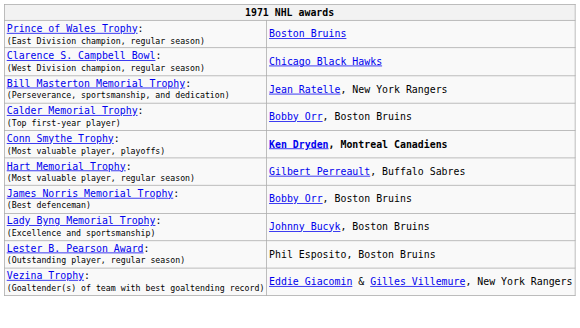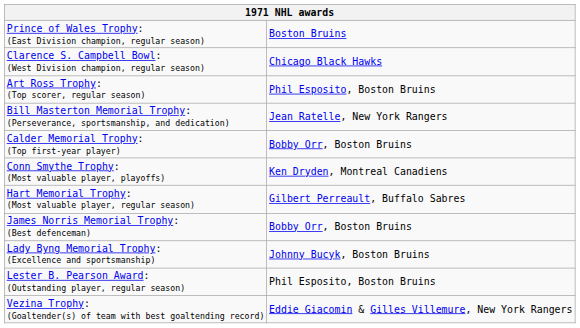+ row: (76, 89)
(358, 144) bold -> (358, 172) normal
